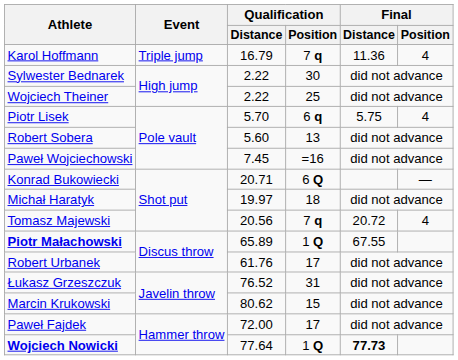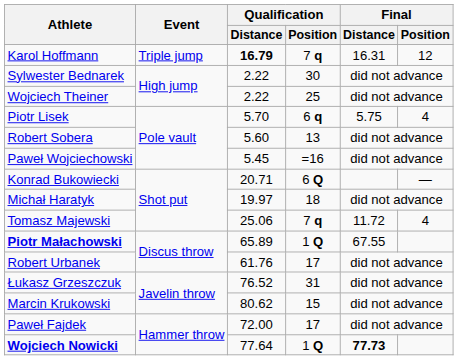(256, 55) normal -> (256, 55) bold
(369, 55) 11.36 -> (369, 55) 16.31
(425, 55) 4 -> (425, 55) 12
(256, 159) 7.45 -> (256, 159) 5.45
(256, 221) 20.56 -> (256, 221) 25.06
(369, 221) 20.72 -> (369, 221) 11.72
